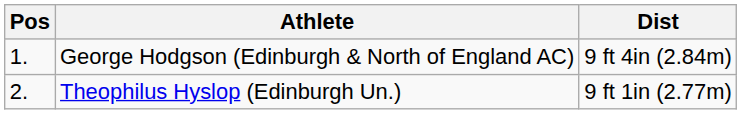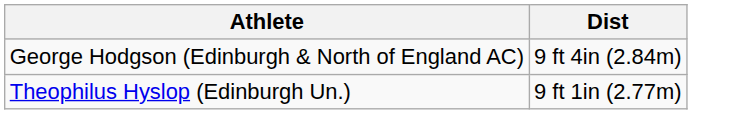- column: (30, 21)
